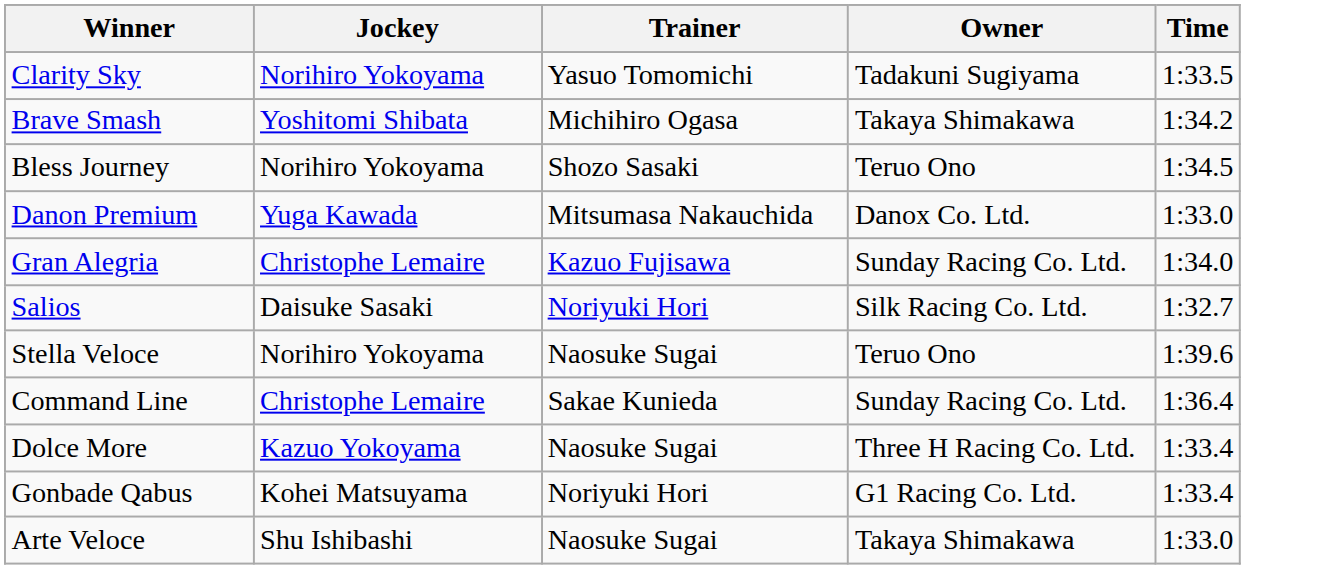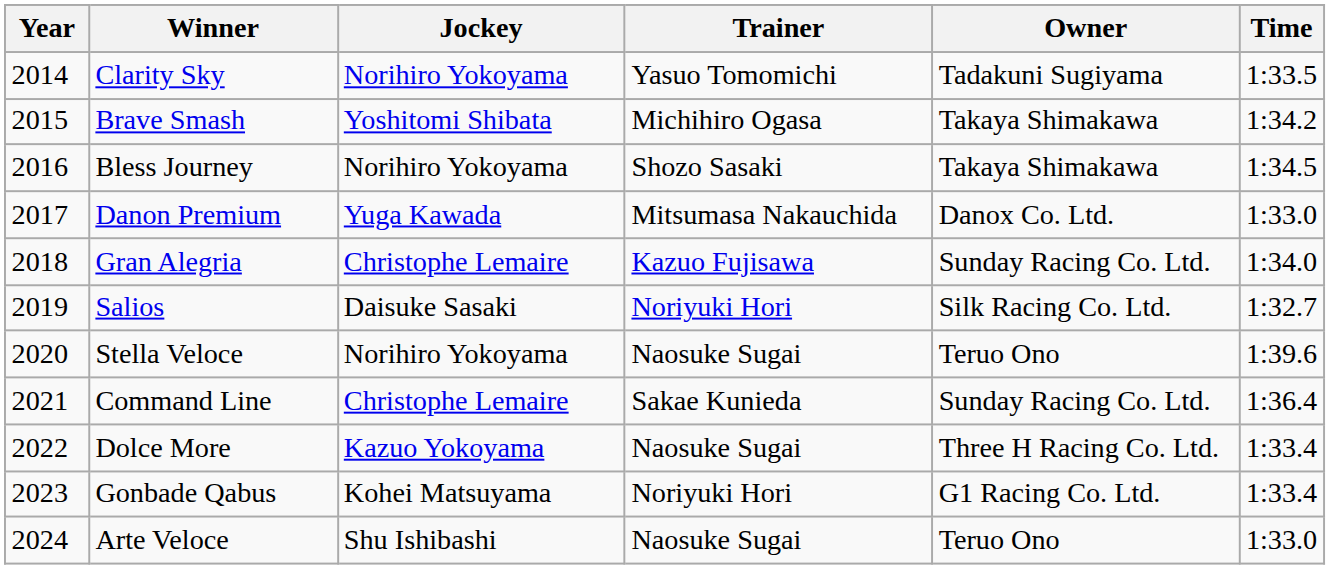+ column: (47, 28)
(915, 167) Teruo Ono -> (1049, 167) Takaya Shimakawa
(965, 540) Takaya Shimakawa -> (999, 540) Teruo Ono
